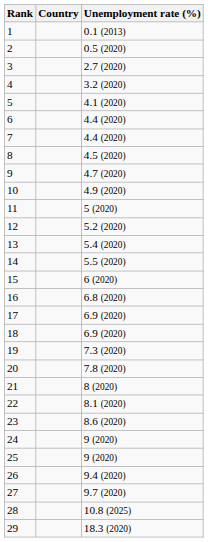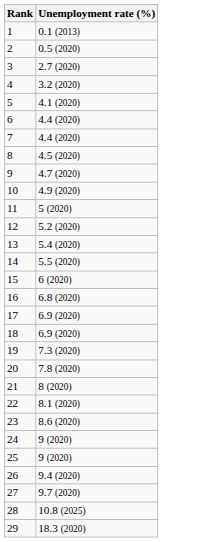- column: (58, 13)
